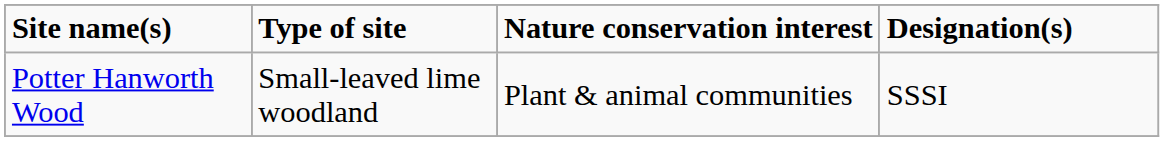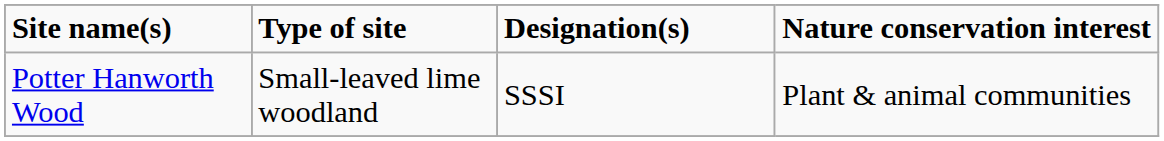columns swapped: (688, 28) <-> (980, 28)
